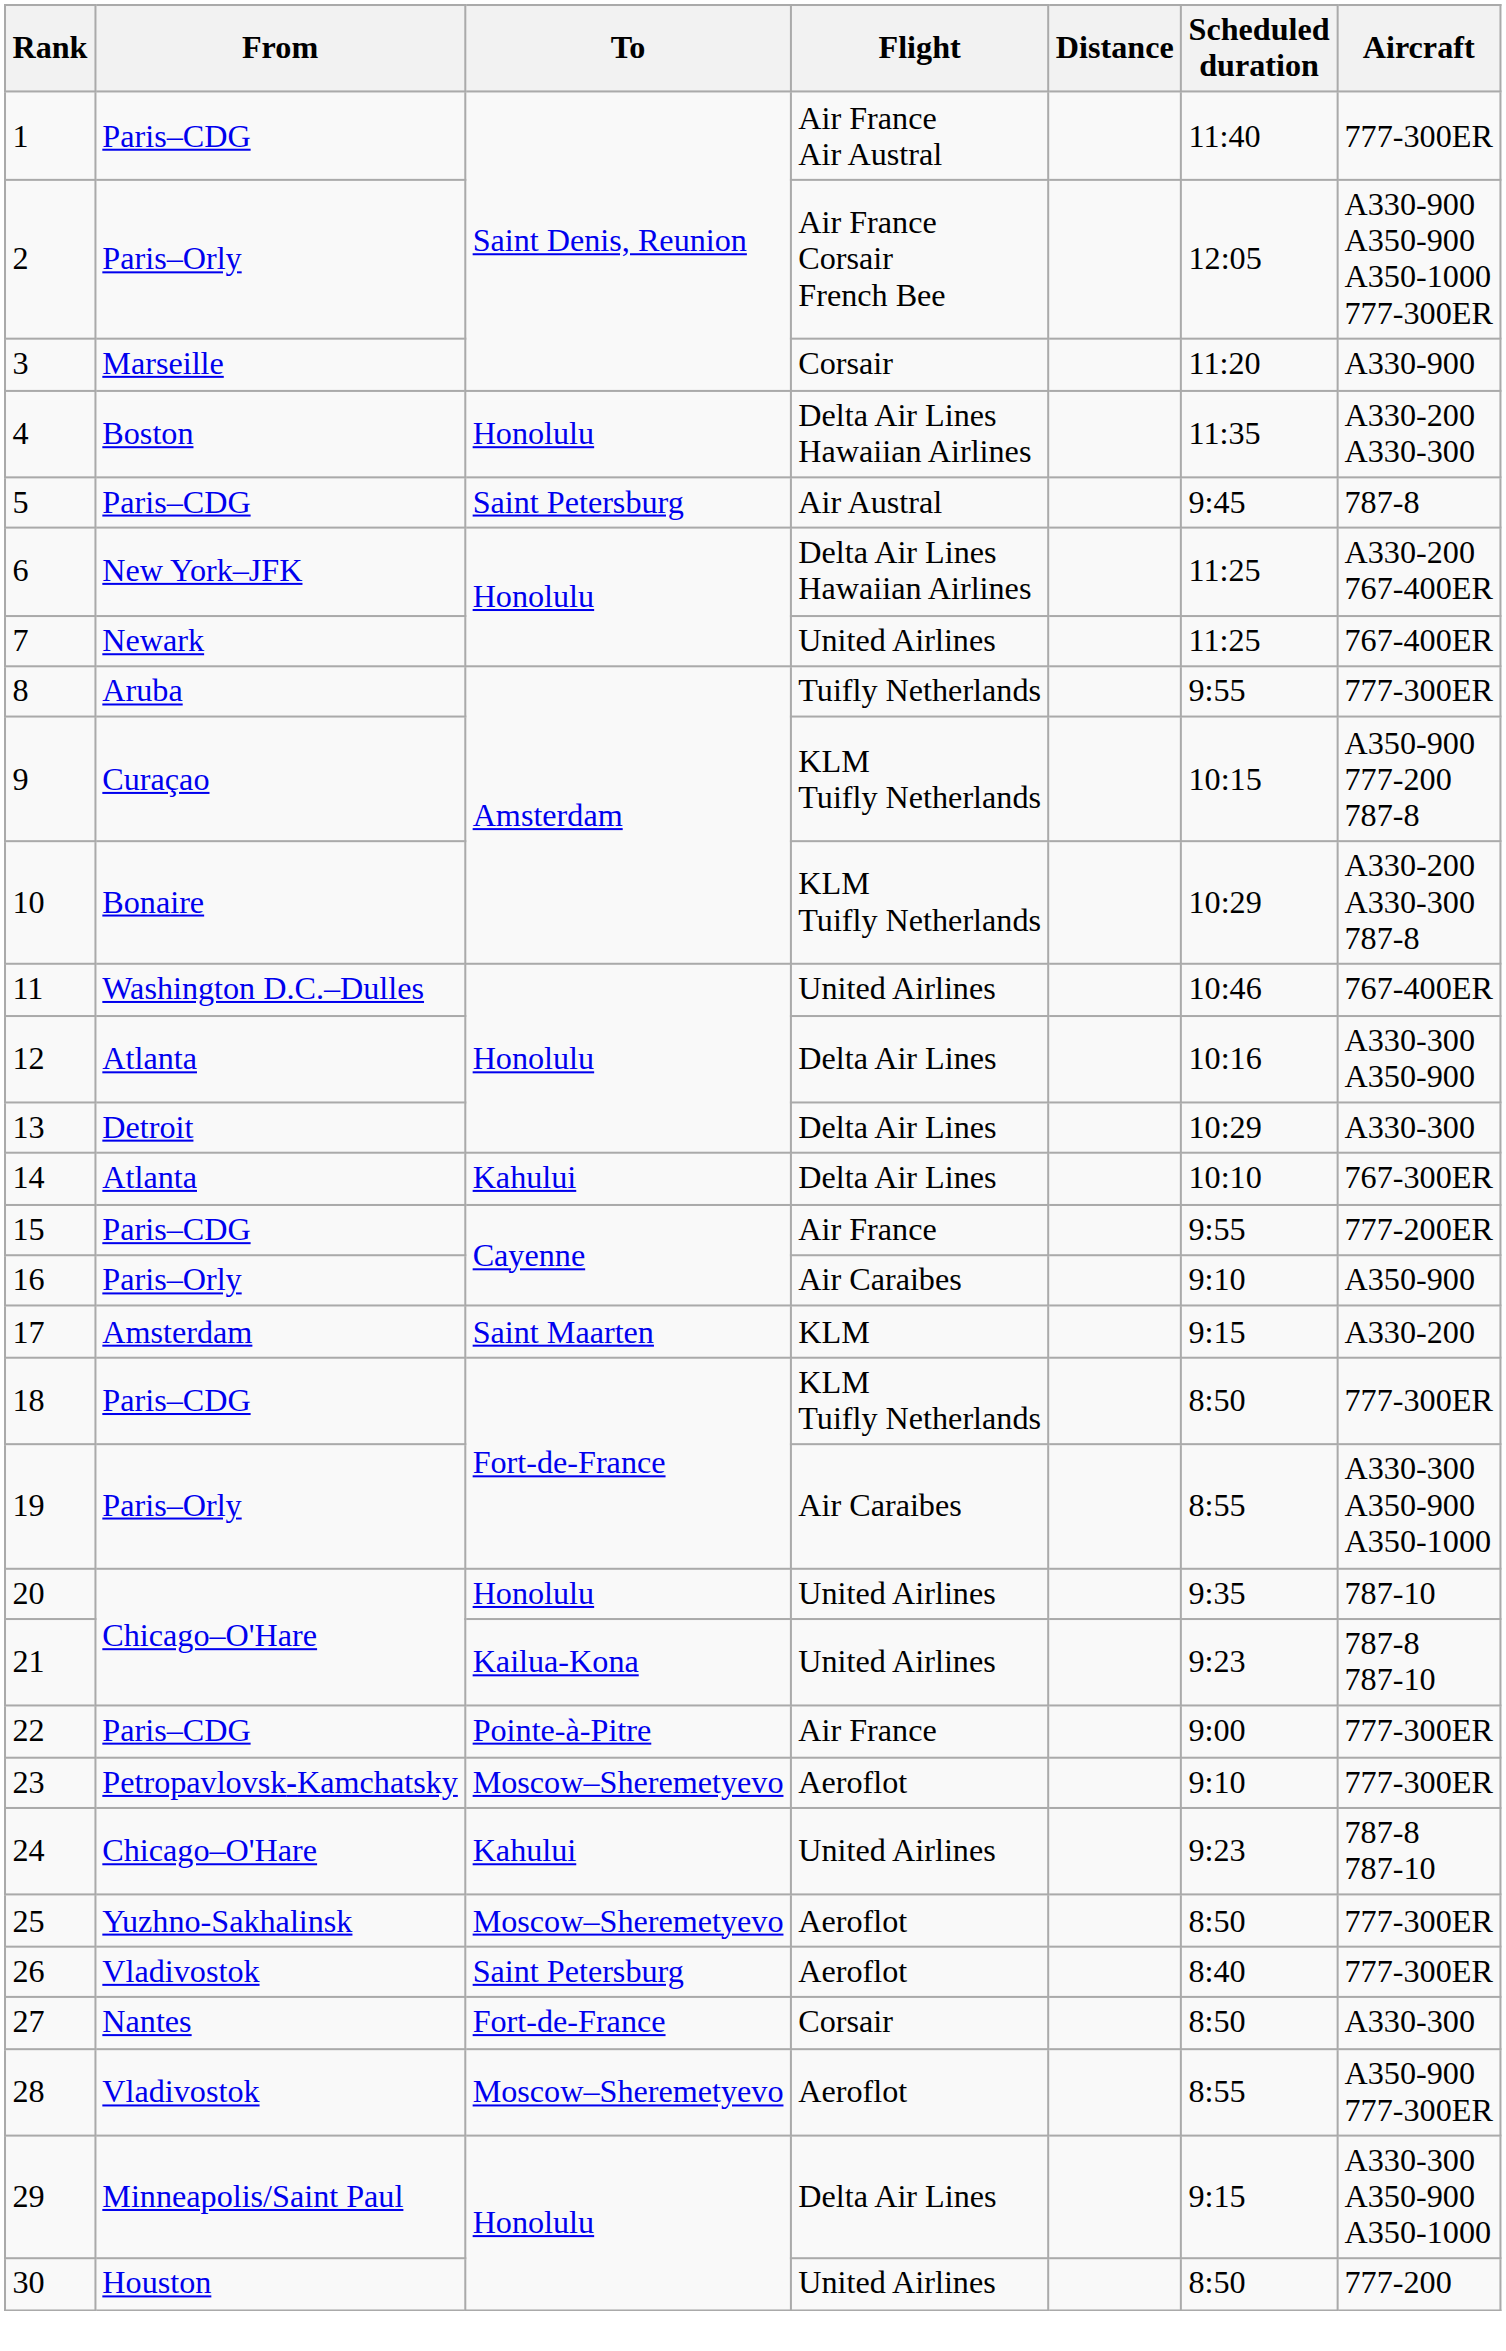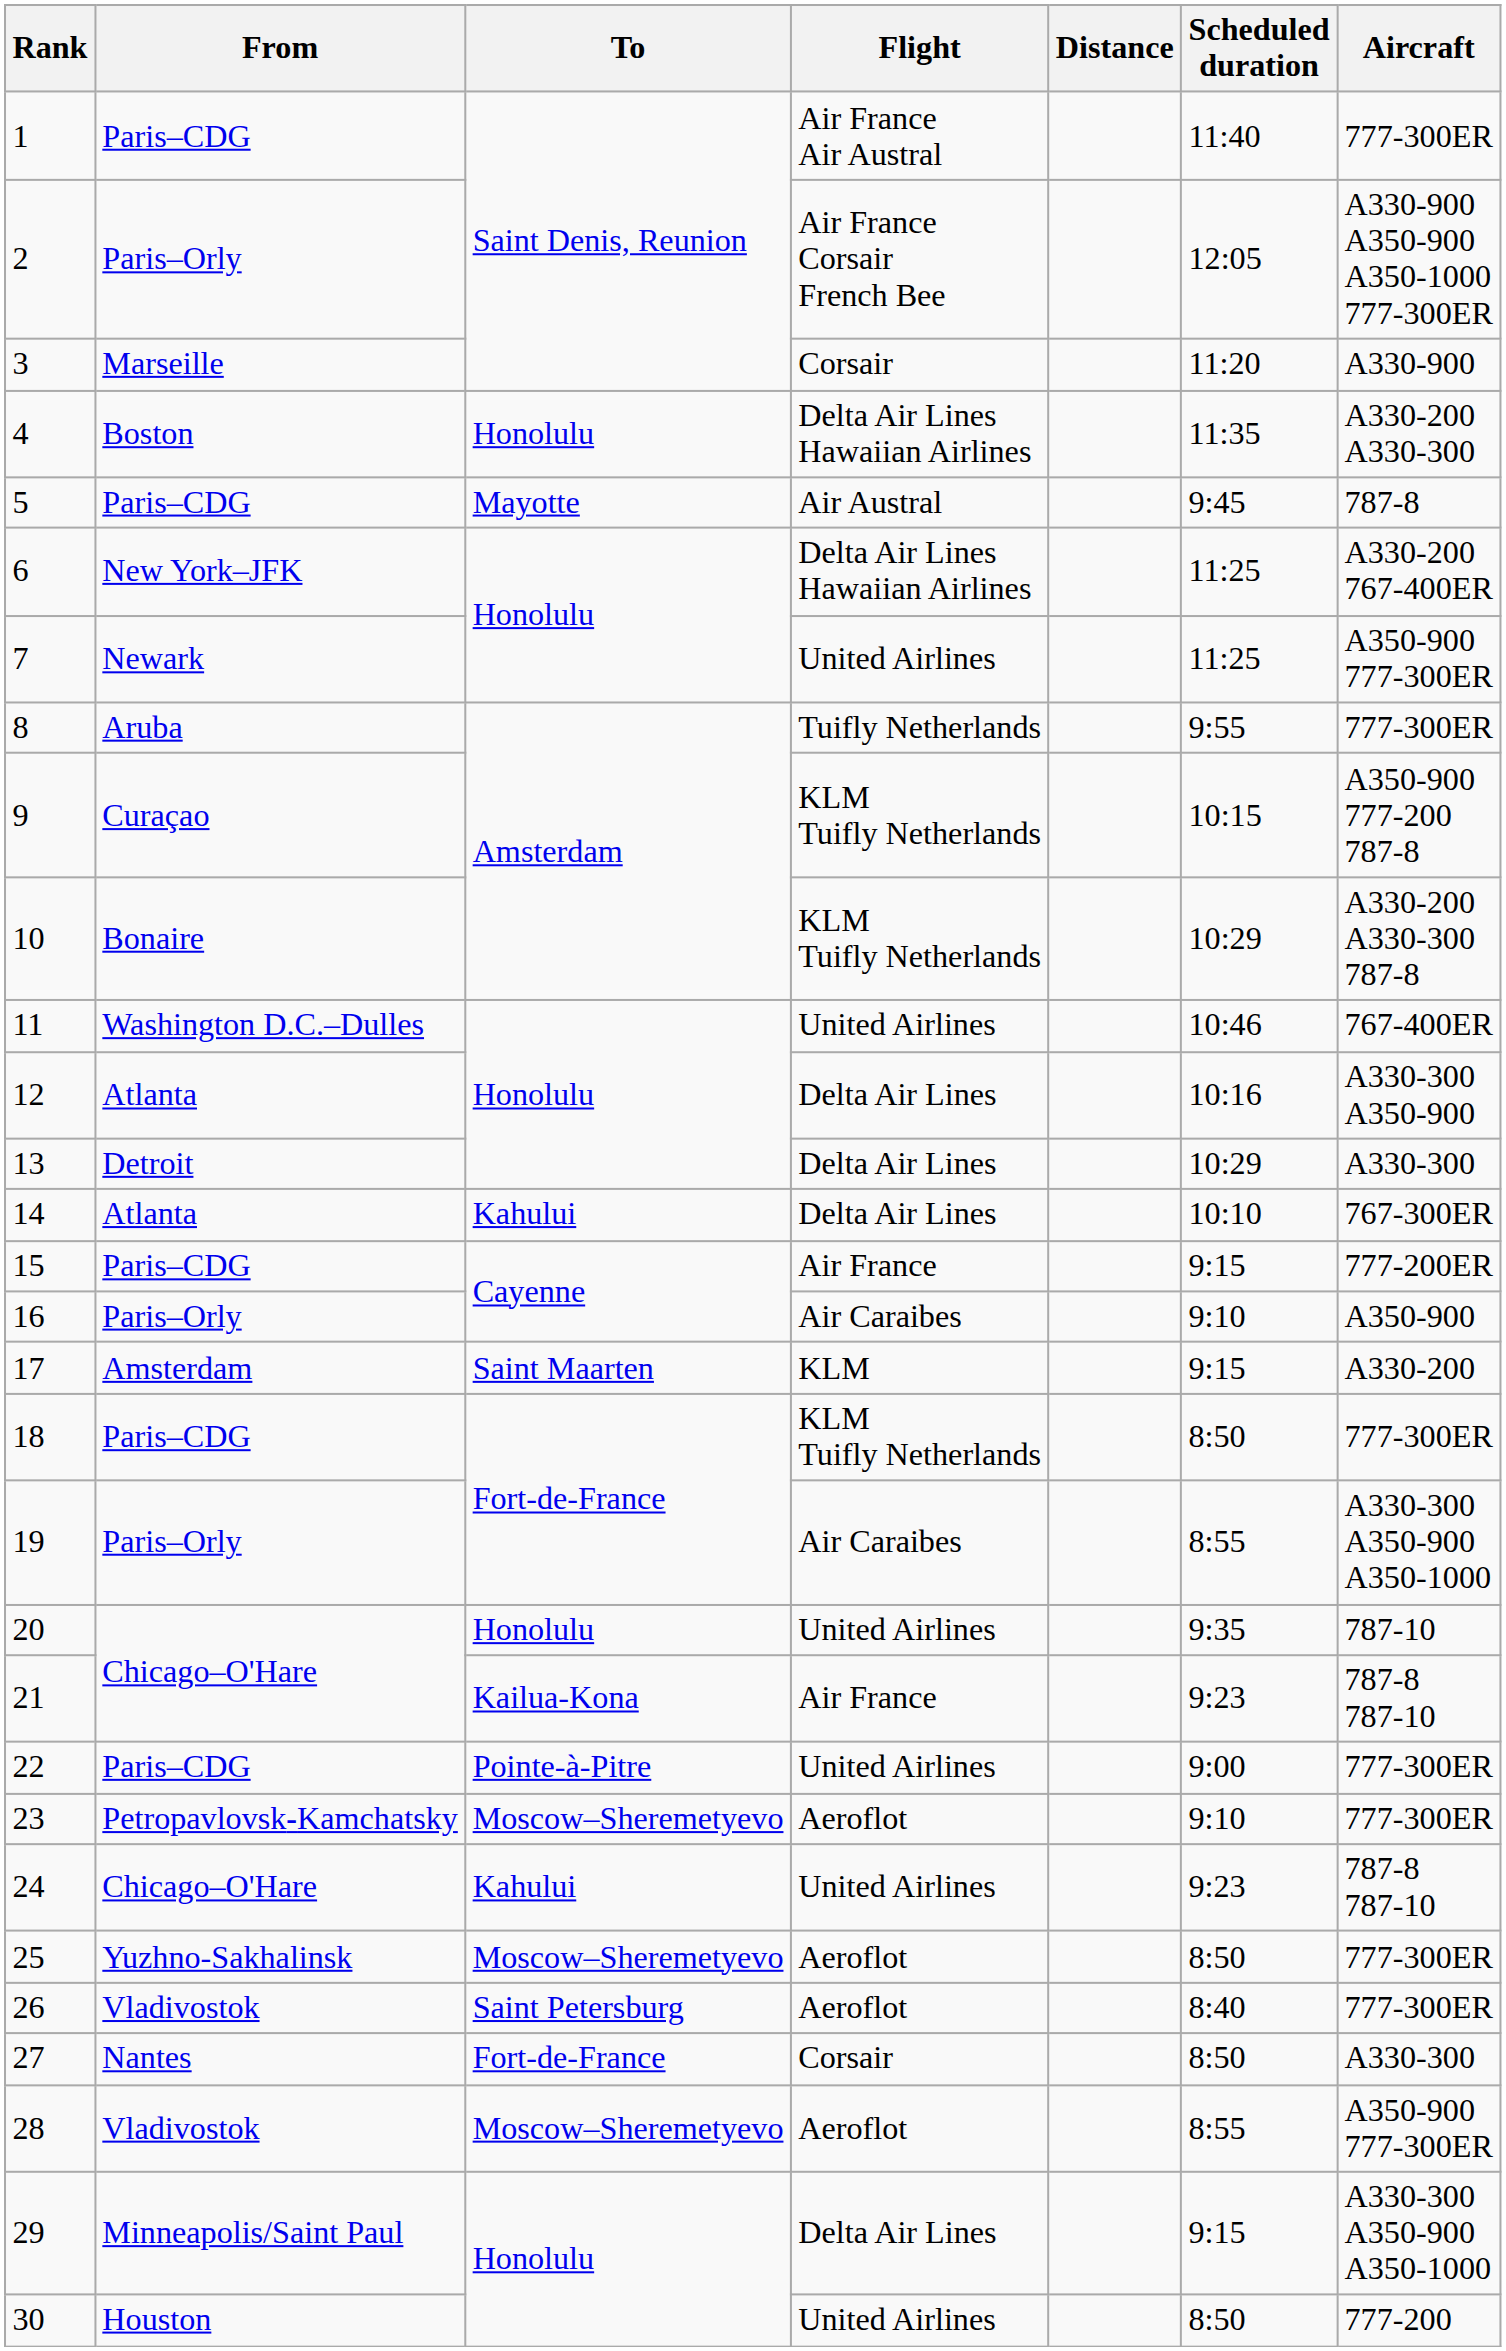(578, 502) Saint Petersburg -> (526, 502) Mayotte
(1419, 640) 767-400ER -> (1419, 658) A350-900 777-300ER
(1217, 1229) 9:55 -> (1217, 1265) 9:15
(897, 1661) United Airlines -> (867, 1698) Air France
(867, 1730) Air France -> (897, 1767) United Airlines
